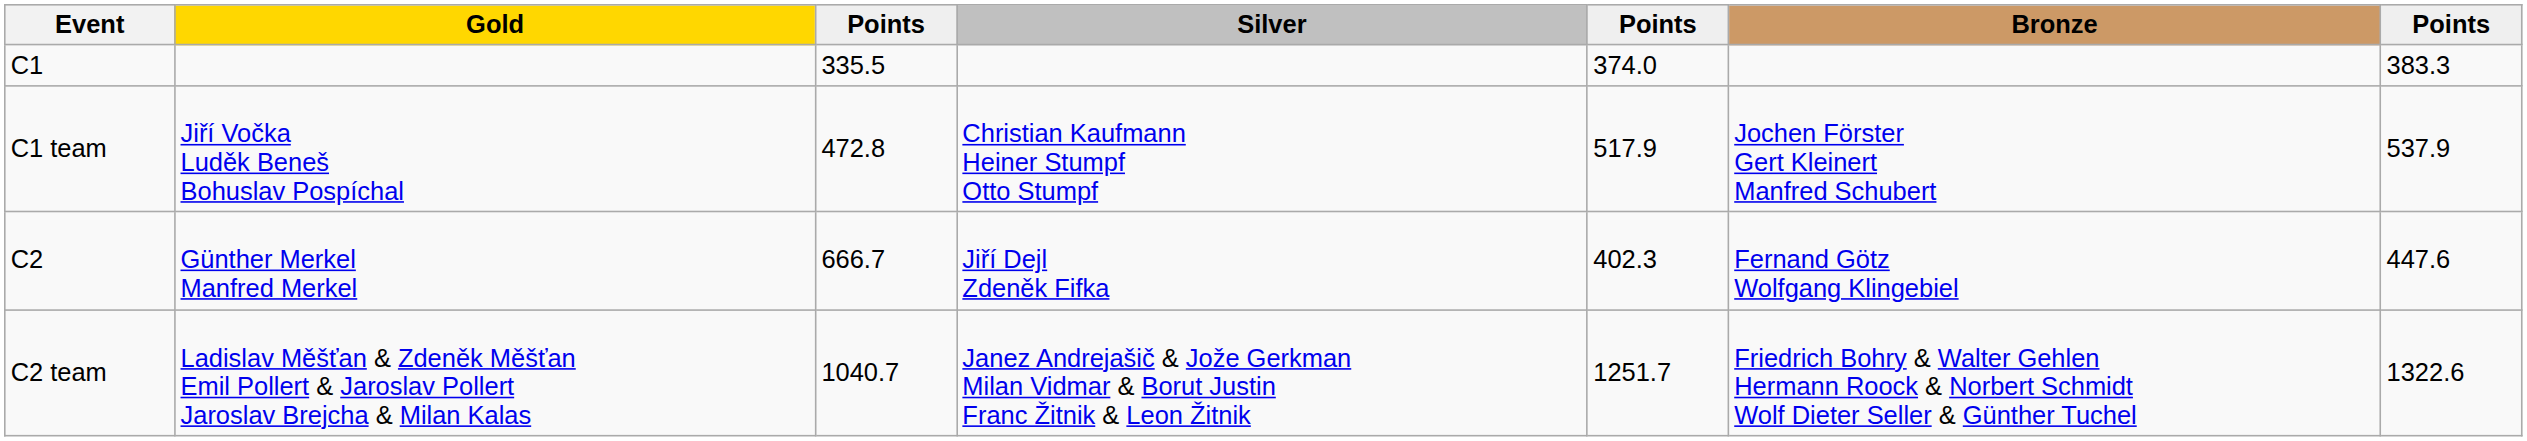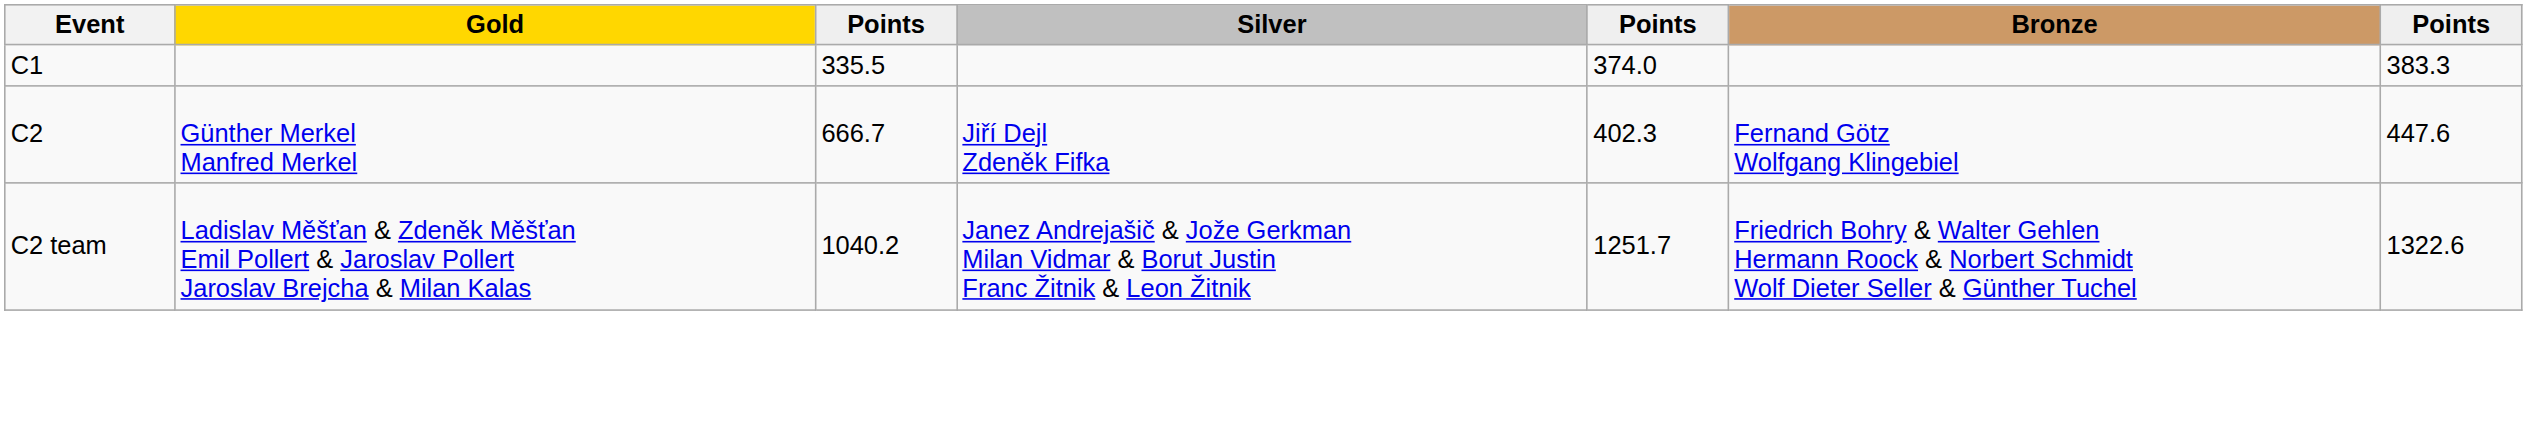- row: (59, 148)
(860, 372) 1040.7 -> (860, 245) 1040.2
